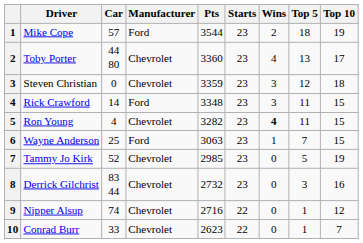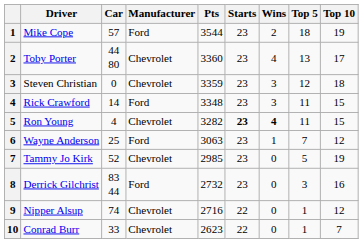(242, 121) normal -> (242, 121) bold
(339, 140) 15 -> (339, 140) 12
(150, 184) Chevrolet -> (139, 184) Ford
